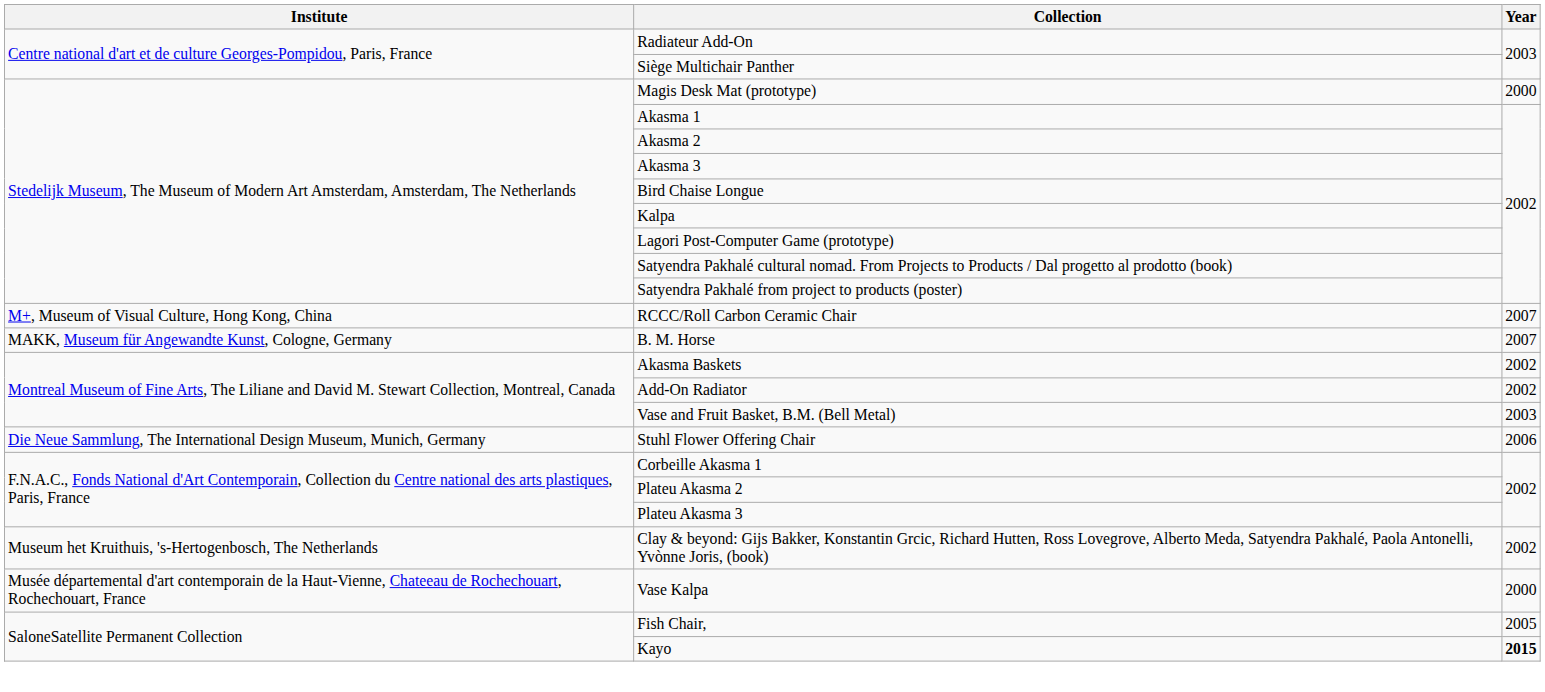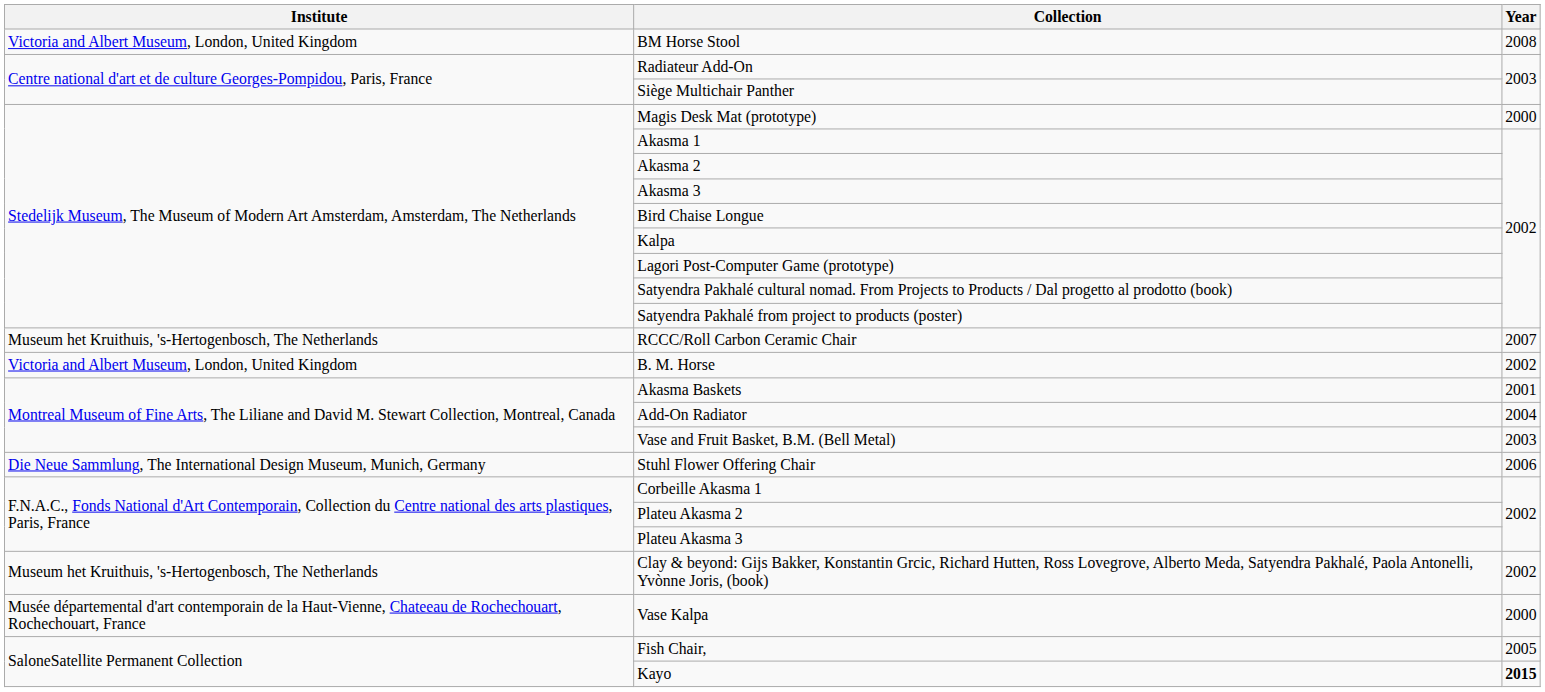+ row: (689, 41)
(170, 315) M+, Museum of Visual Culture, Hong Kong, China -> (193, 340) Museum het Kruithuis, 's-Hertogenbosch, The Netherlands
(200, 340) MAKK, Museum für Angewandte Kunst, Cologne, Germany -> (183, 365) Victoria and Albert Museum, London, United Kingdom
(1521, 340) 2007 -> (1521, 365) 2002
(1521, 365) 2002 -> (1521, 389) 2001
(1521, 389) 2002 -> (1521, 414) 2004
